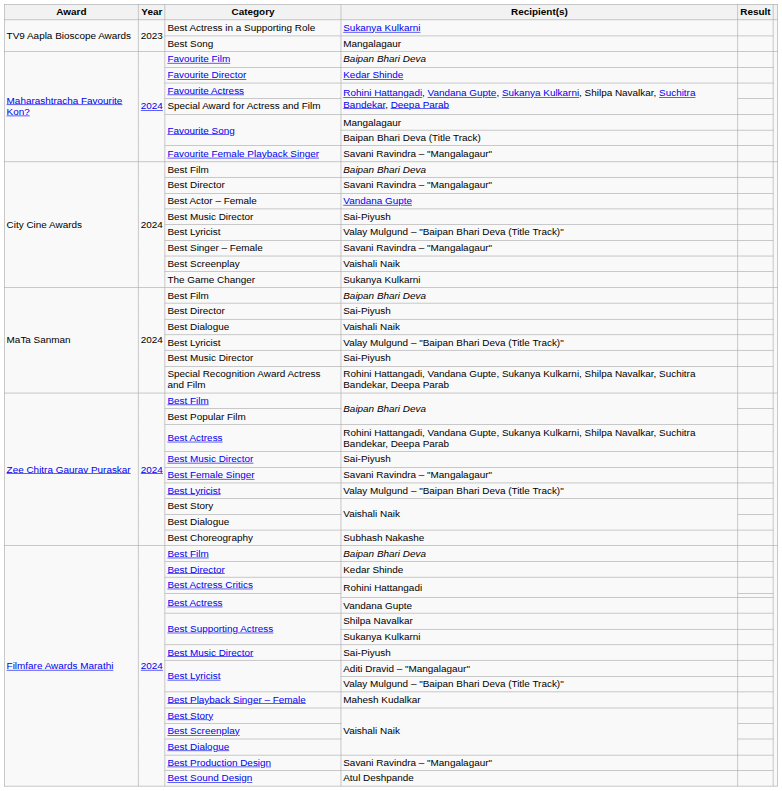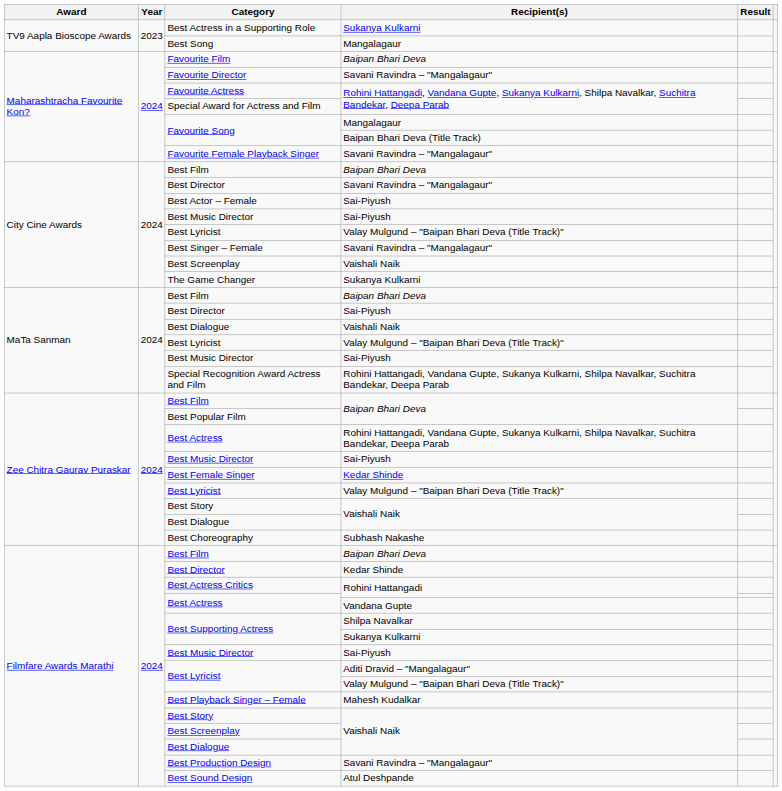(373, 75) Kedar Shinde -> (418, 75) Savani Ravindra – "Mangalagaur"
(378, 201) Vandana Gupte -> (367, 201) Sai-Piyush
(418, 475) Savani Ravindra – "Mangalagaur" -> (373, 475) Kedar Shinde
